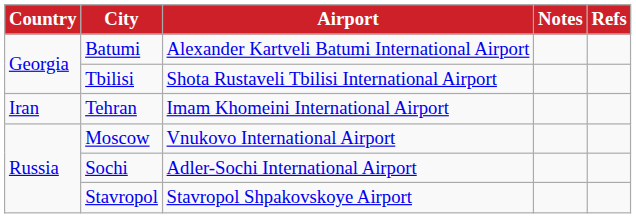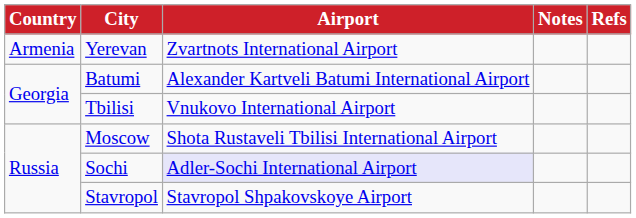+ row: (116, 49)
(332, 78) Shota Rustaveli Tbilisi International Airport -> (281, 108) Vnukovo International Airport
- row: (111, 108)
(281, 138) Vnukovo International Airport -> (332, 138) Shota Rustaveli Tbilisi International Airport
(292, 167) no background -> (292, 167) lavender background
